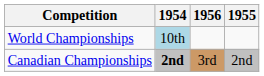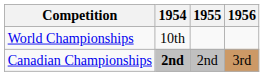columns swapped: (242, 15) <-> (207, 15)
(173, 37) lightblue background -> (173, 37) no background
